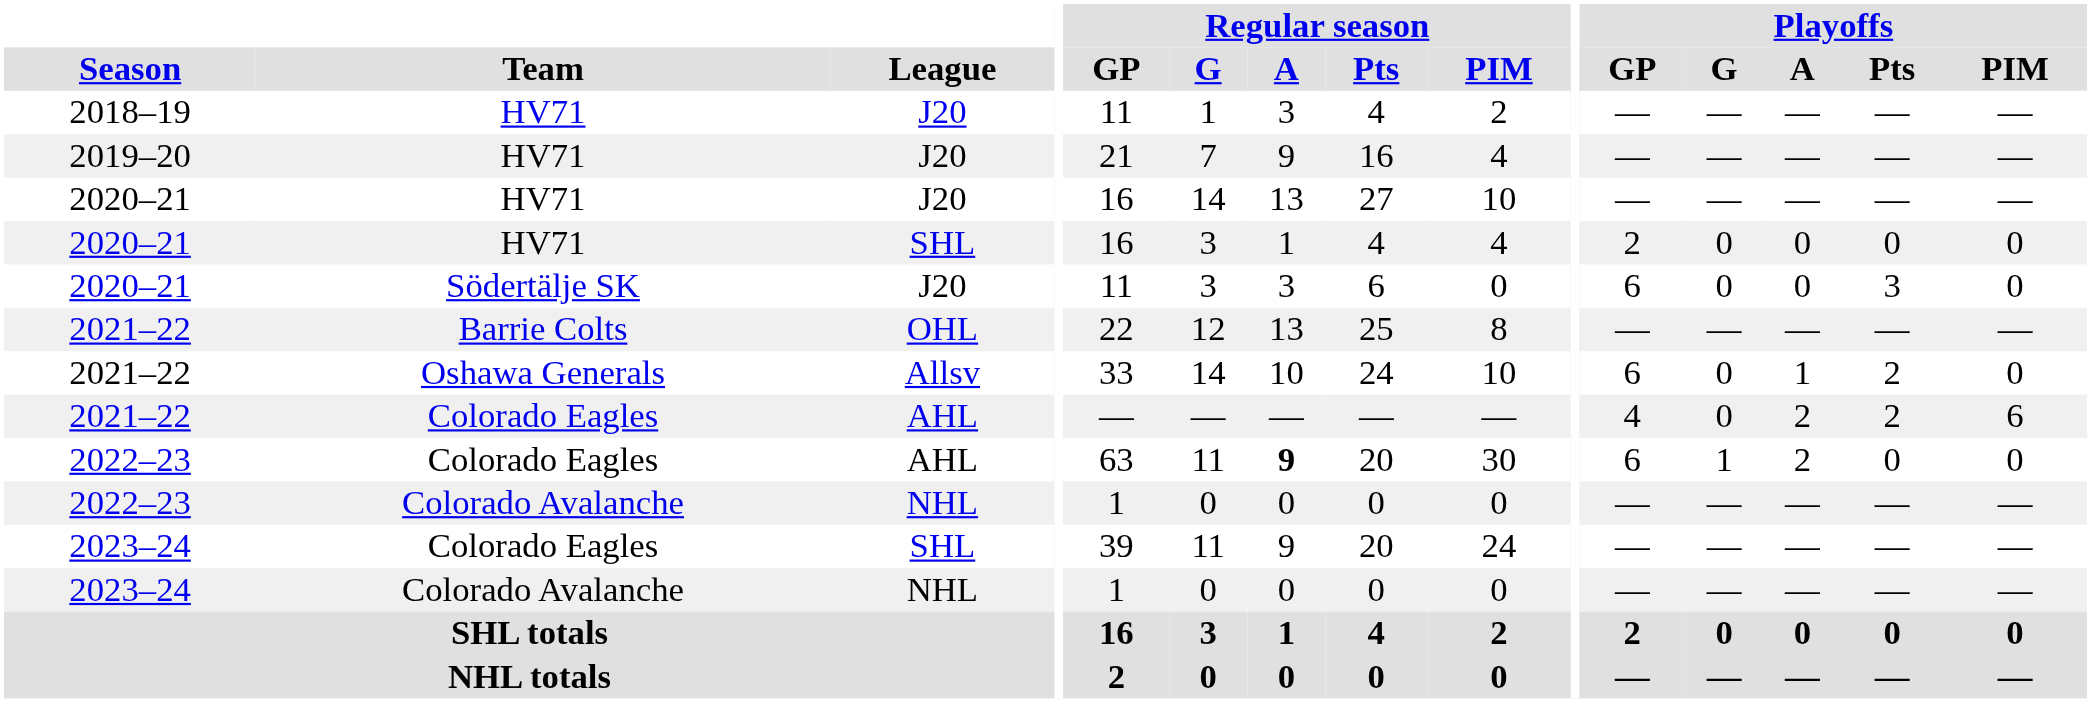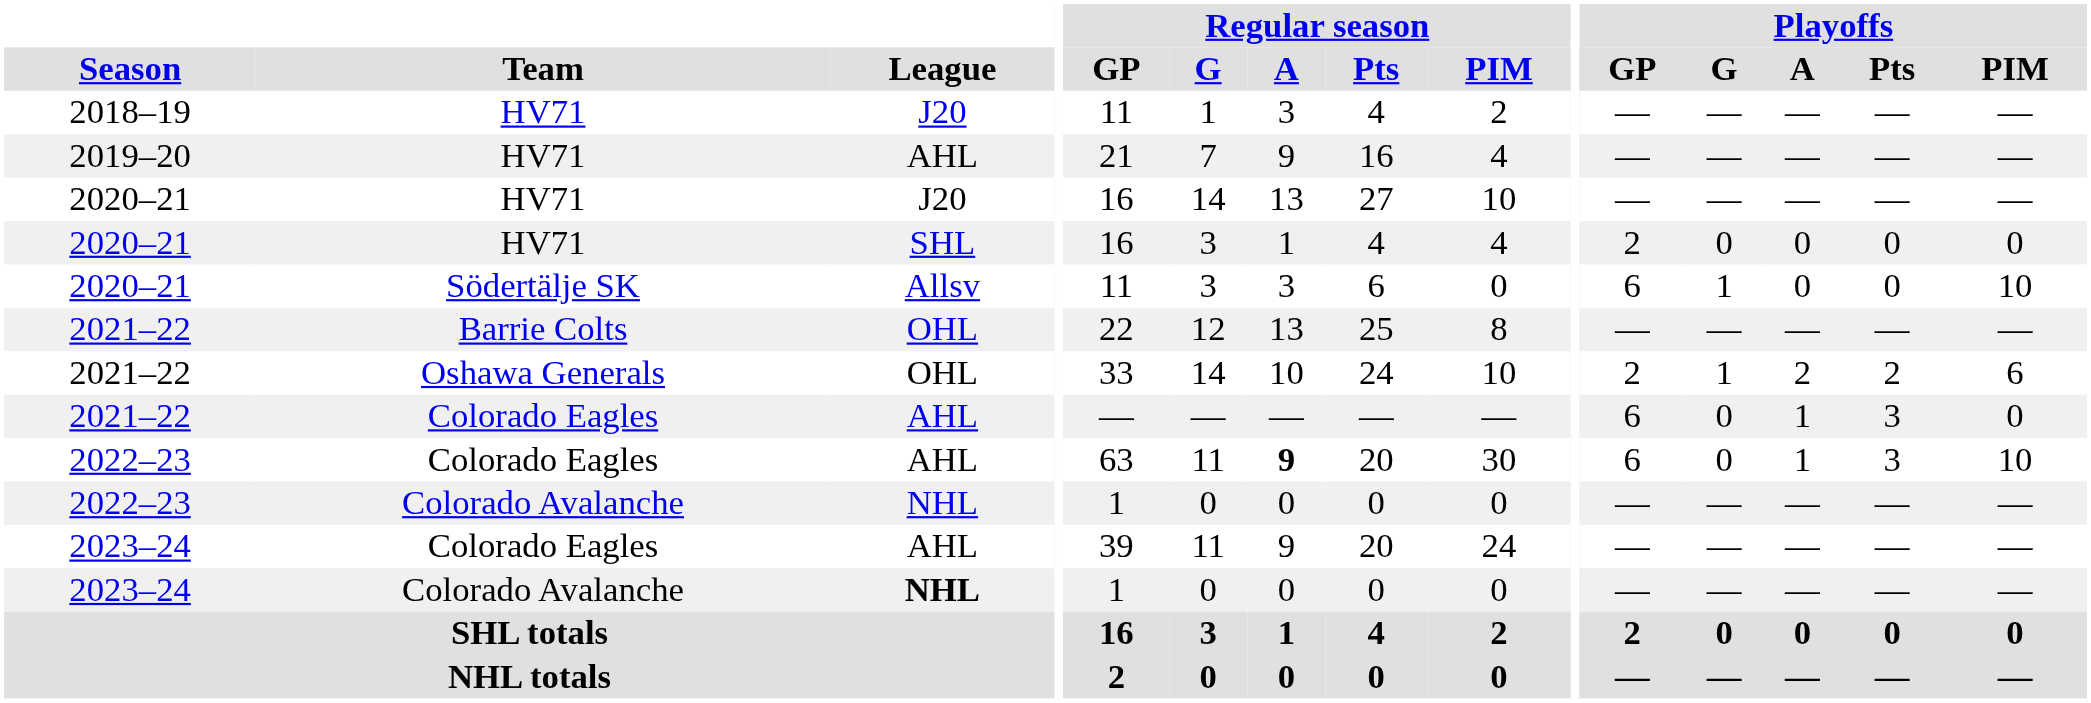(942, 155) J20 -> (942, 155) AHL
(942, 285) J20 -> (942, 285) Allsv
(1724, 285) 0 -> (1724, 285) 1
(1892, 285) 3 -> (1892, 285) 0
(2015, 285) 0 -> (2015, 285) 10
(942, 372) Allsv -> (942, 372) OHL
(1632, 372) 6 -> (1632, 372) 2
(1724, 372) 0 -> (1724, 372) 1
(1802, 372) 1 -> (1802, 372) 2
(2015, 372) 0 -> (2015, 372) 6
(1632, 415) 4 -> (1632, 415) 6
(1802, 415) 2 -> (1802, 415) 1
(1892, 415) 2 -> (1892, 415) 3
(2015, 415) 6 -> (2015, 415) 0
(1724, 459) 1 -> (1724, 459) 0
(1802, 459) 2 -> (1802, 459) 1
(1892, 459) 0 -> (1892, 459) 3
(2015, 459) 0 -> (2015, 459) 10
(942, 545) SHL -> (942, 545) AHL
(942, 589) normal -> (942, 589) bold
